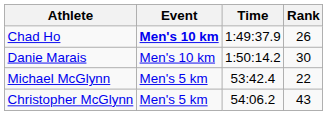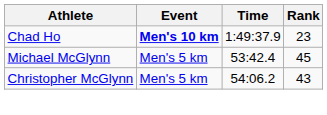(303, 37) 26 -> (303, 37) 23
- row: (47, 58)
(303, 79) 22 -> (303, 58) 45
